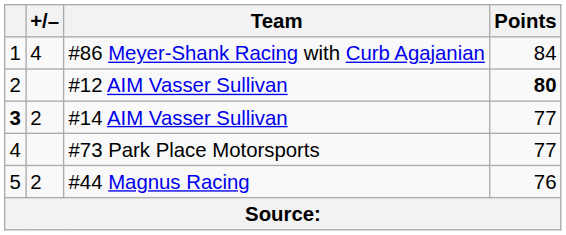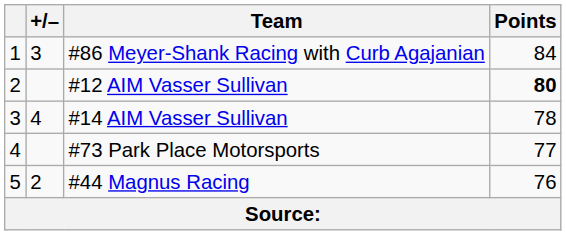(36, 53) 4 -> (36, 53) 3
(15, 118) bold -> (15, 118) normal
(36, 118) 2 -> (36, 118) 4
(545, 118) 77 -> (545, 118) 78
